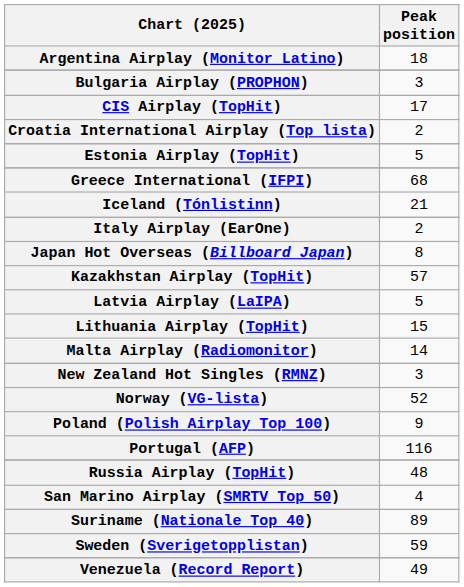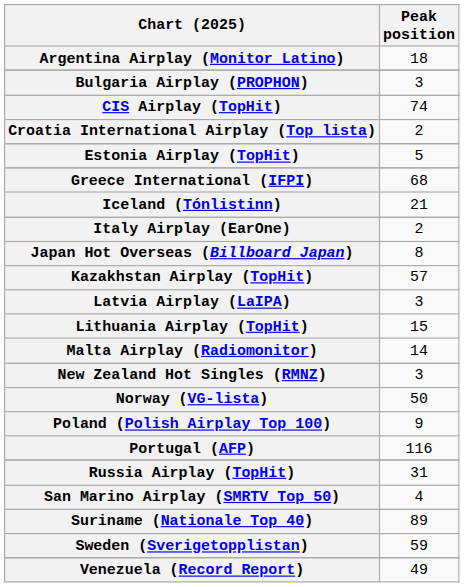(419, 107) 17 -> (419, 107) 74
(419, 302) 5 -> (419, 302) 3
(419, 399) 52 -> (419, 399) 50
(419, 473) 48 -> (419, 473) 31
